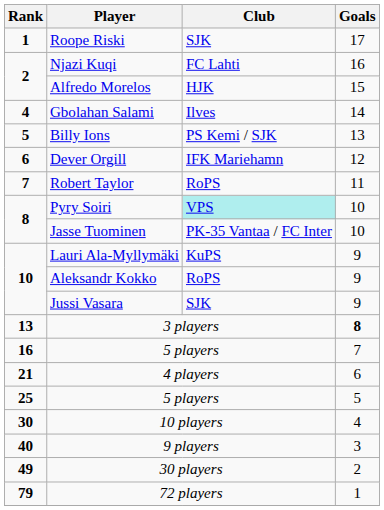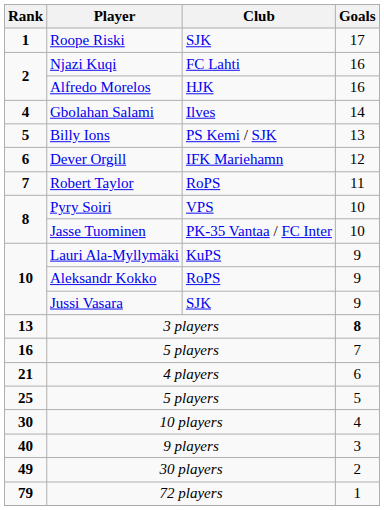(357, 87) 15 -> (357, 87) 16
(200, 207) paleturquoise background -> (200, 207) no background
